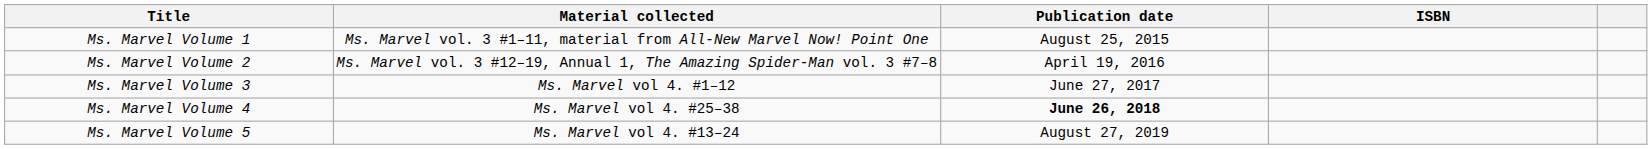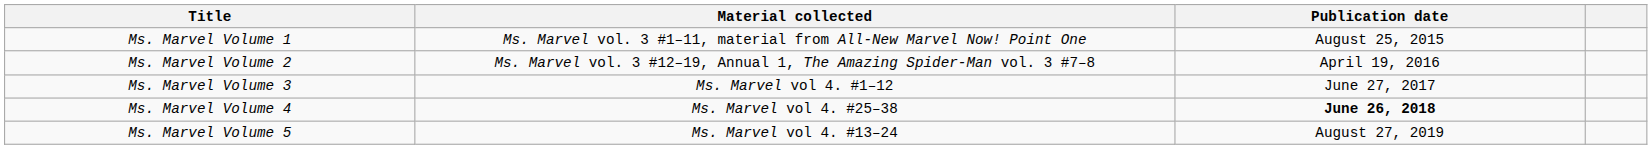- column: (1433, 16)
